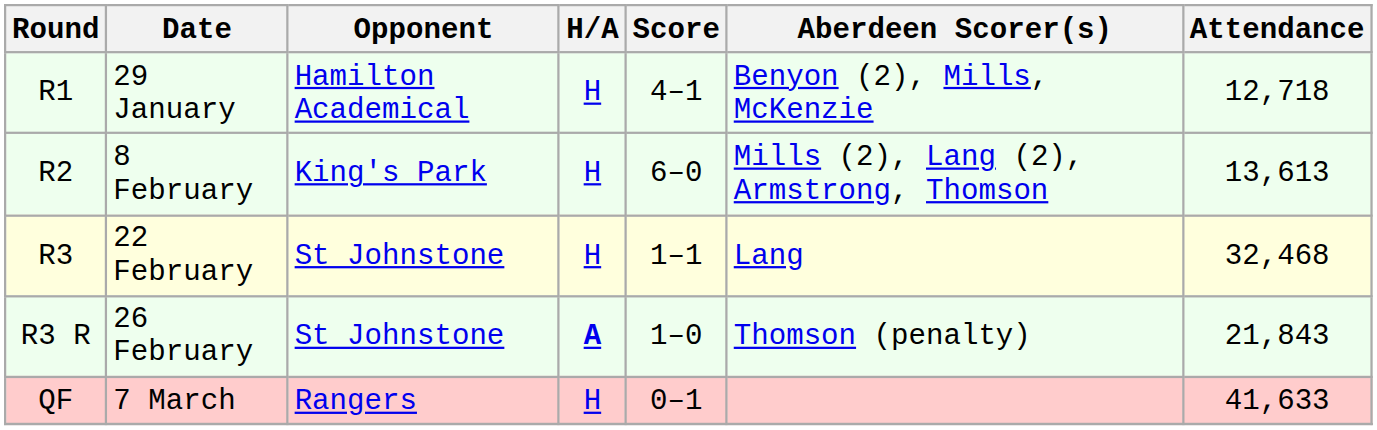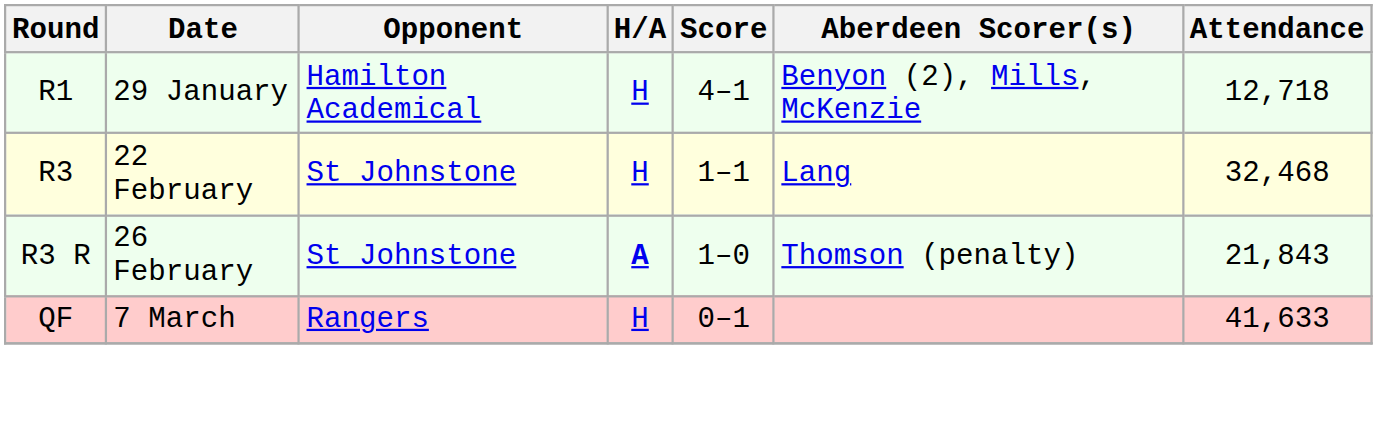- row: (183, 174)
